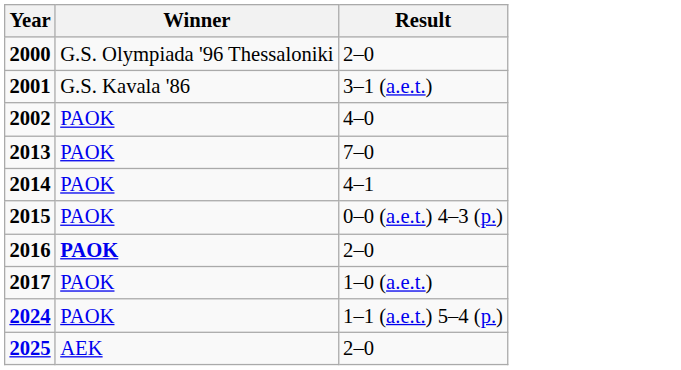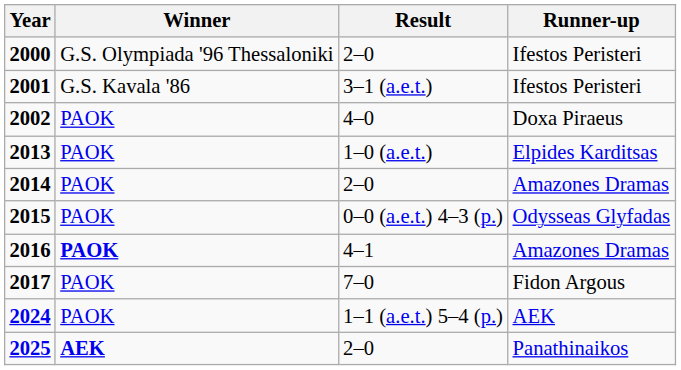+ column: (591, 20)
(359, 151) 7–0 -> (388, 151) 1–0 (a.e.t.)
(359, 184) 4–1 -> (359, 184) 2–0
(359, 250) 2–0 -> (359, 250) 4–1
(388, 282) 1–0 (a.e.t.) -> (359, 282) 7–0
(81, 348) normal -> (83, 348) bold
